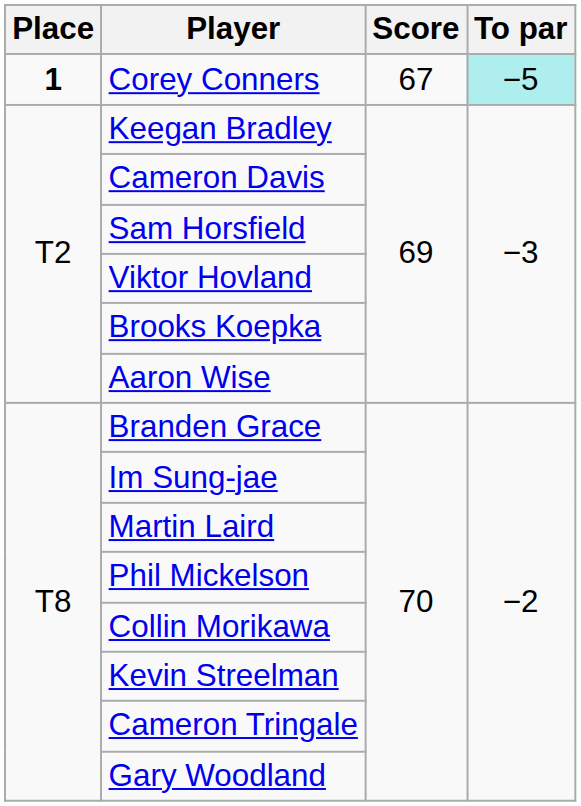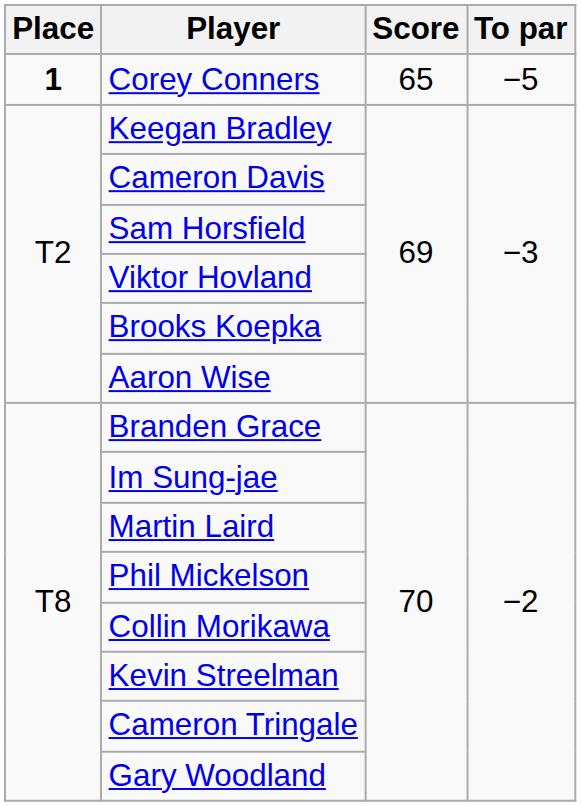(416, 79) 67 -> (416, 79) 65
(521, 79) paleturquoise background -> (521, 79) no background
